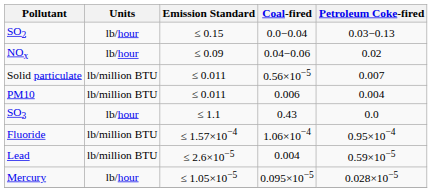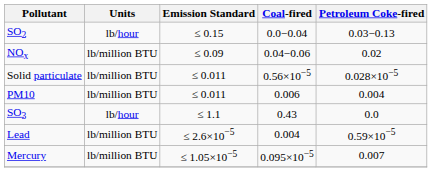(122, 54) lb/hour -> (122, 54) lb/million BTU
(372, 75) 0.007 -> (372, 75) 0.028×10−5
- row: (26, 135)
(122, 177) lb/hour -> (122, 156) lb/million BTU
(372, 177) 0.028×10−5 -> (372, 156) 0.007
